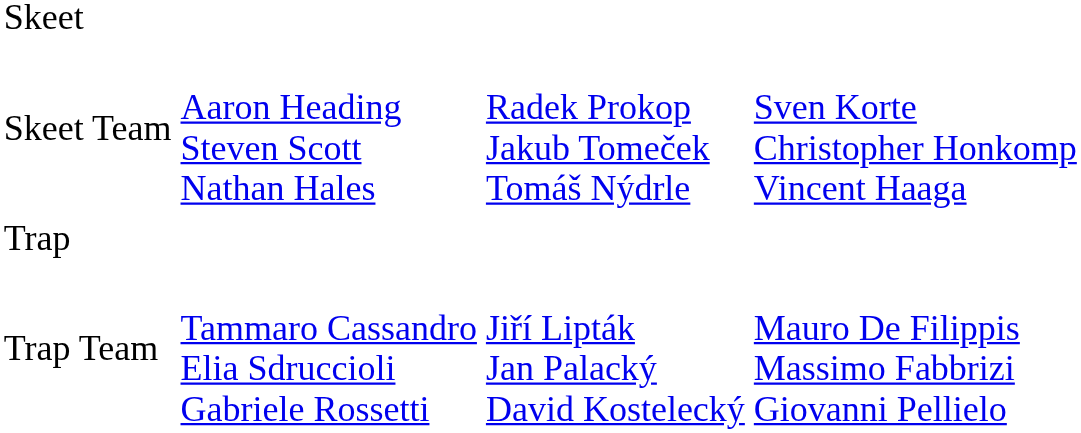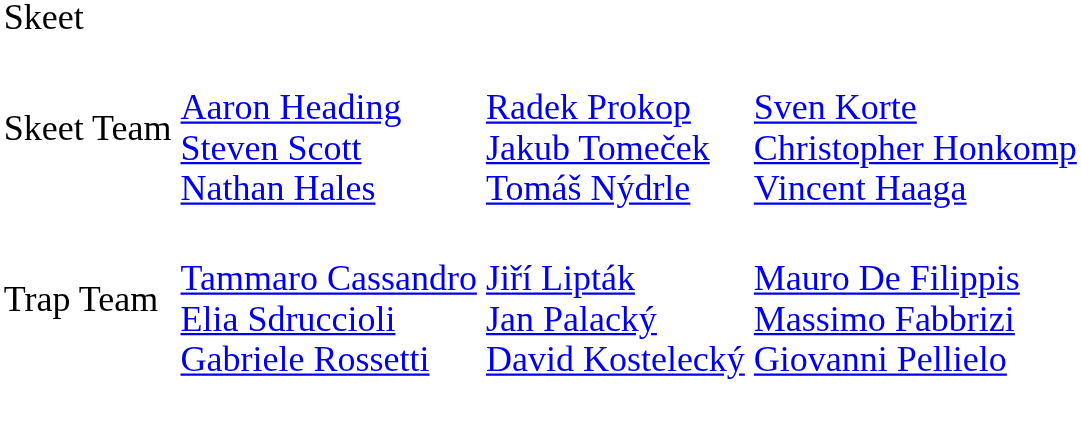- row: (37, 237)
